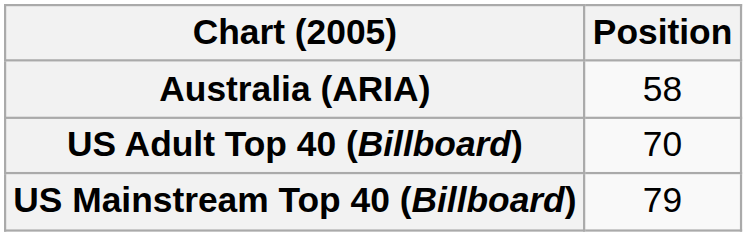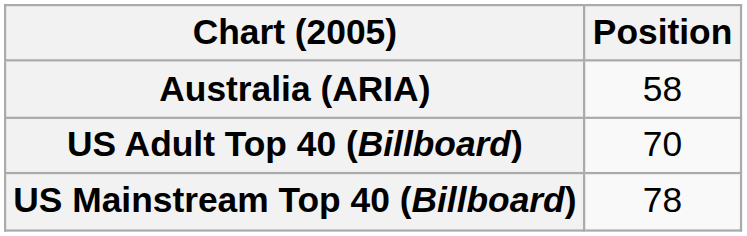(663, 200) 79 -> (663, 200) 78
